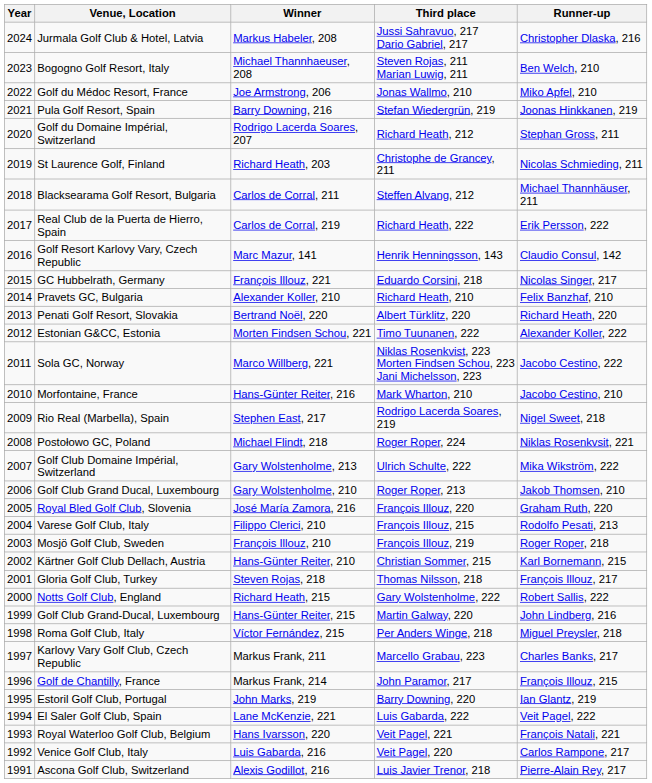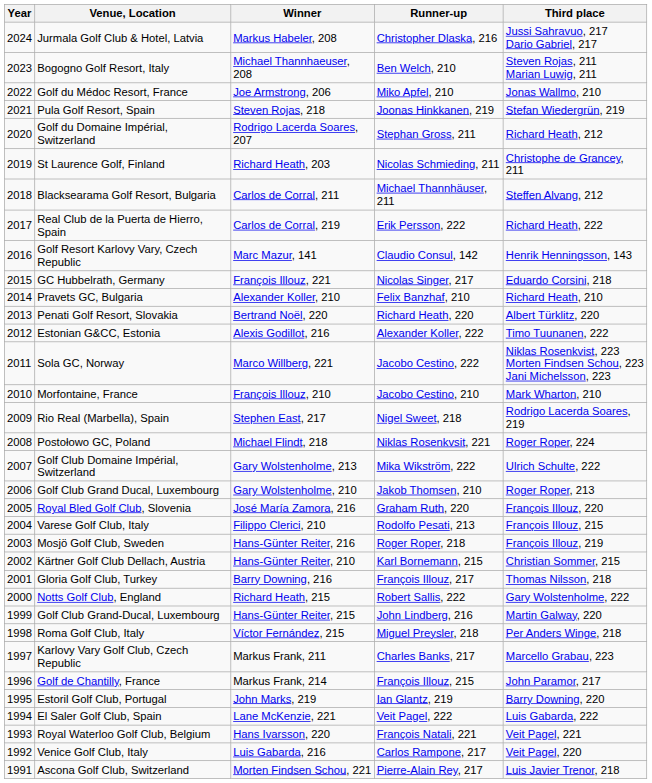columns swapped: (582, 13) <-> (446, 13)
(283, 110) Barry Downing, 216 -> (279, 110) Steven Rojas, 218
(302, 333) Morten Findsen Schou, 221 -> (281, 333) Alexis Godillot, 216
(294, 394) Hans-Günter Reiter, 216 -> (282, 394) François Illouz, 210
(282, 544) François Illouz, 210 -> (294, 544) Hans-Günter Reiter, 216
(279, 579) Steven Rojas, 218 -> (283, 579) Barry Downing, 216
(281, 770) Alexis Godillot, 216 -> (302, 770) Morten Findsen Schou, 221
